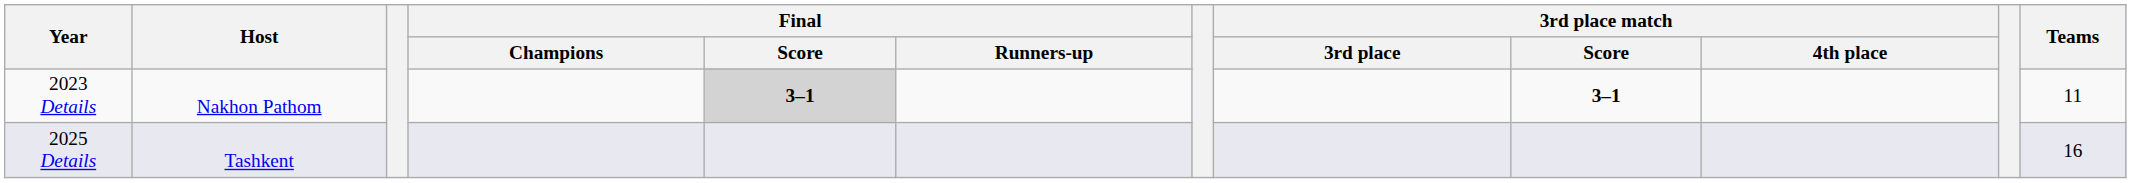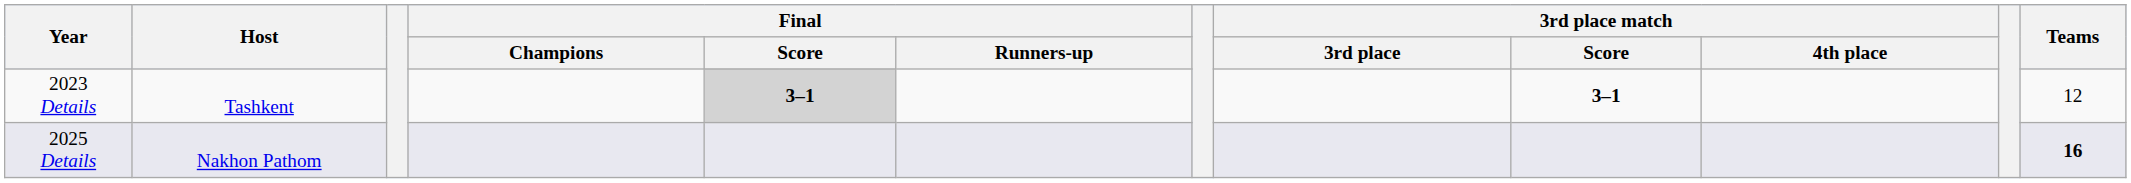(259, 107) Nakhon Pathom -> (259, 107) Tashkent
(2073, 95) 11 -> (2073, 95) 12
(259, 161) Tashkent -> (259, 161) Nakhon Pathom
(2073, 150) normal -> (2073, 150) bold
